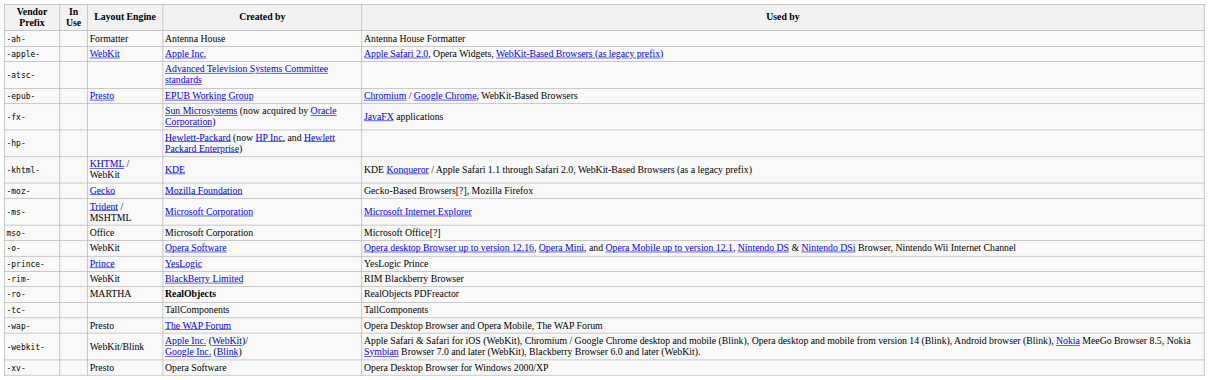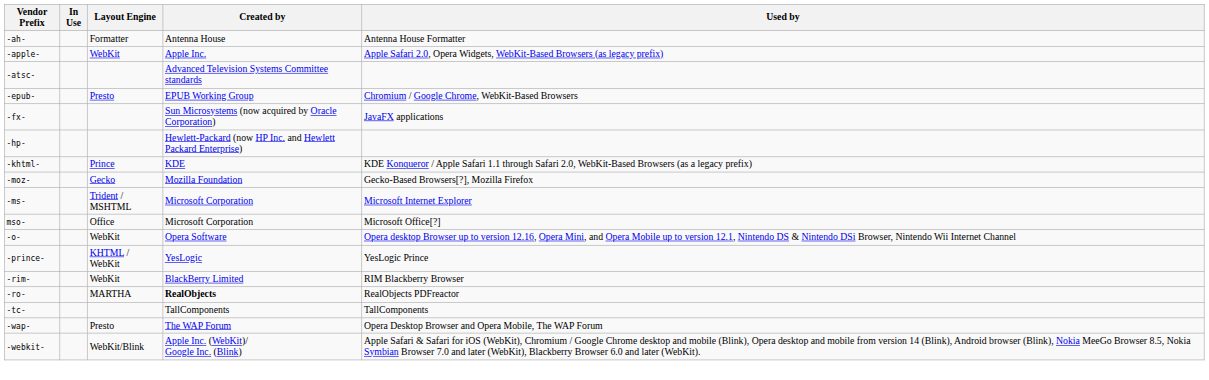(109, 170) KHTML / WebKit -> (102, 164) Prince
(102, 263) Prince -> (109, 258) KHTML / WebKit
- row: (16, 368)
